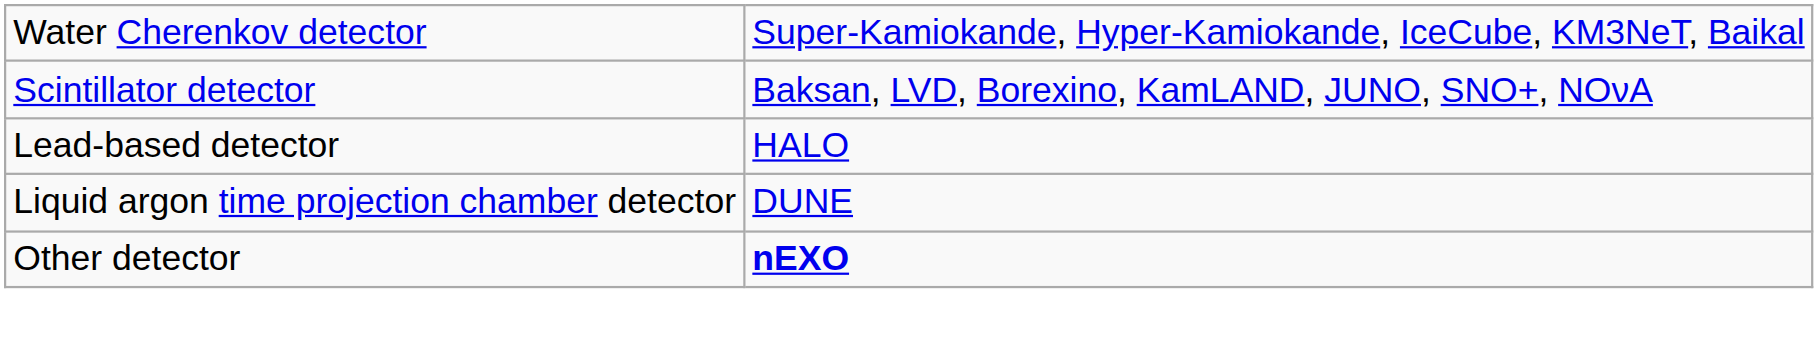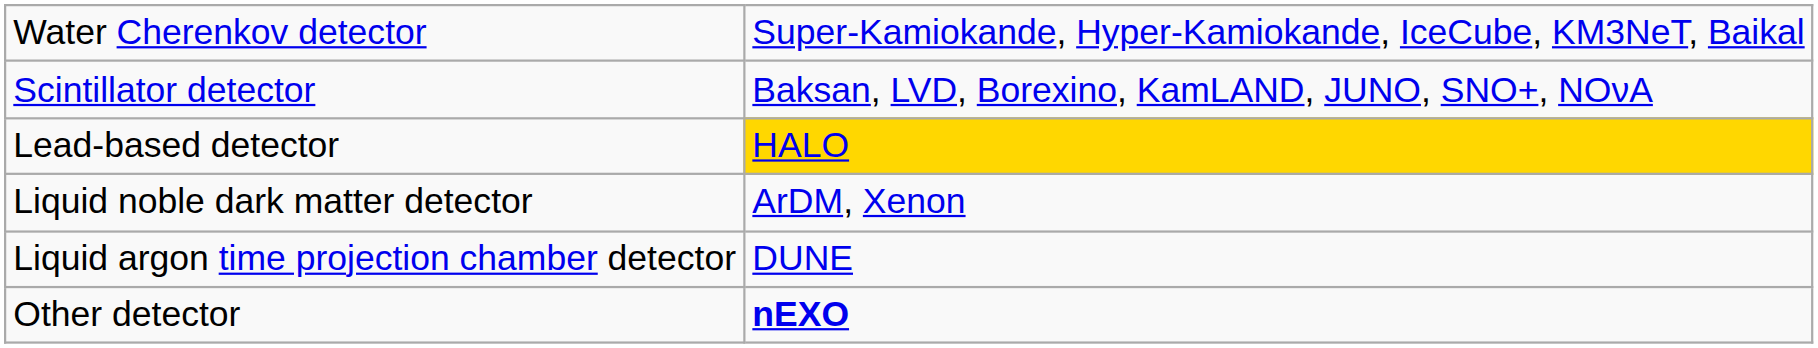(801, 145) no background -> (801, 145) gold background
+ row: (273, 201)
